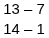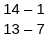rows swapped: (24, 29) <-> (24, 8)
